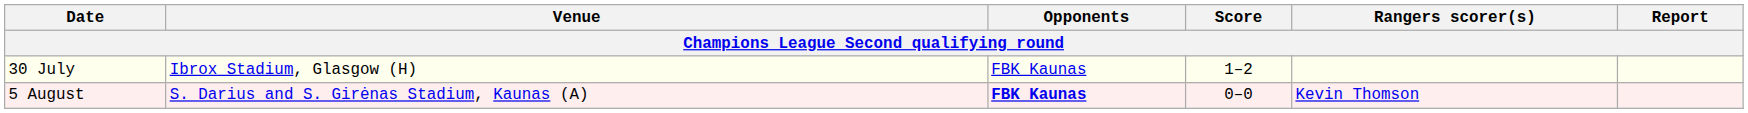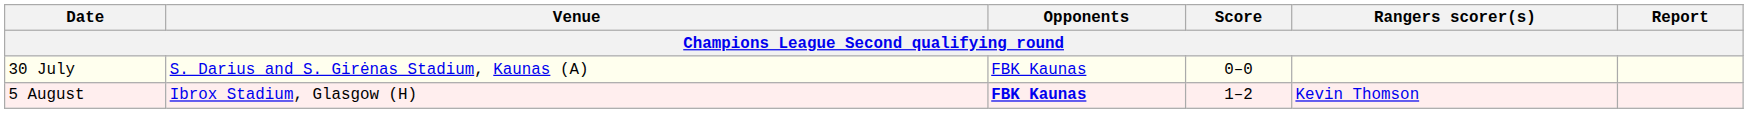(293, 69) Ibrox Stadium, Glasgow (H) -> (379, 69) S. Darius and S. Girėnas Stadium, Kaunas (A)
(1239, 69) 1–2 -> (1239, 69) 0–0
(379, 95) S. Darius and S. Girėnas Stadium, Kaunas (A) -> (293, 95) Ibrox Stadium, Glasgow (H)
(1239, 95) 0–0 -> (1239, 95) 1–2
